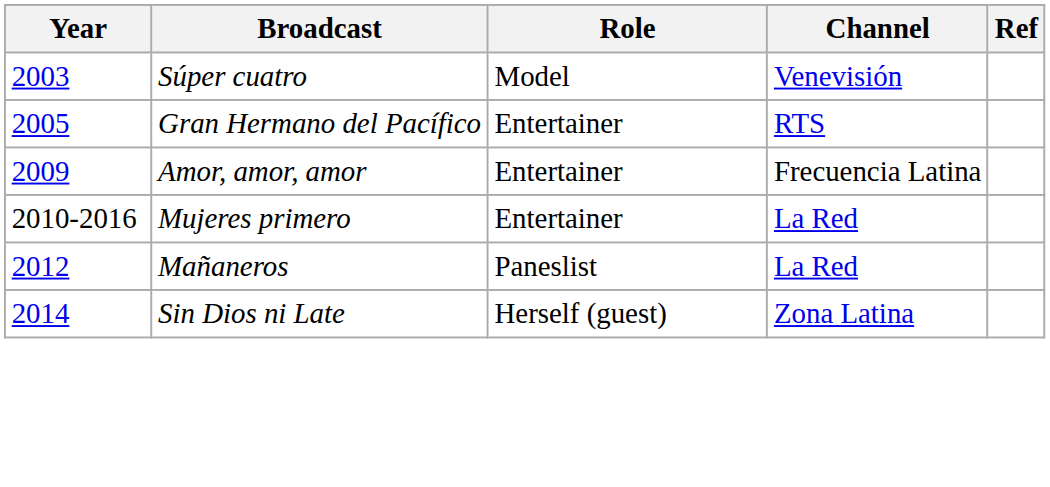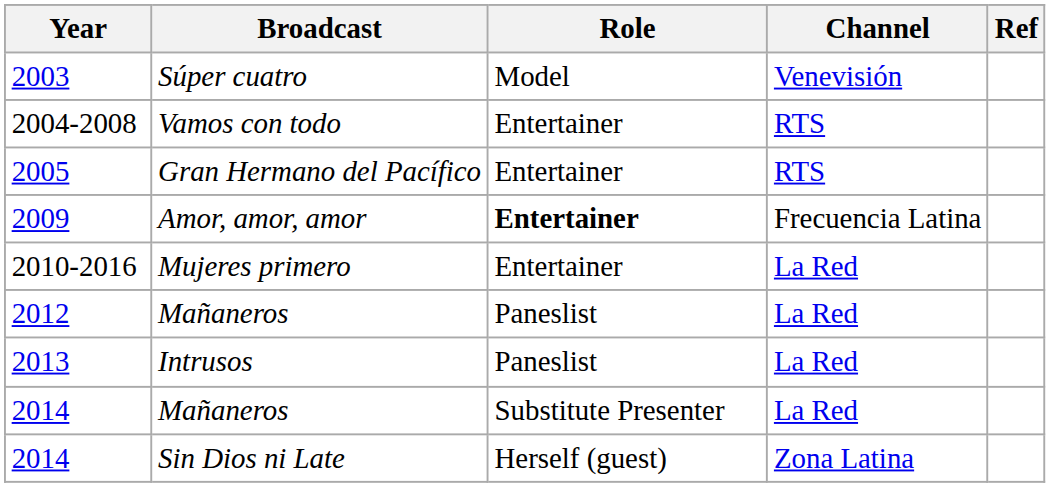+ row: (74, 123)
(559, 171) normal -> (567, 218) bold
+ row: (41, 361)
+ row: (41, 409)
